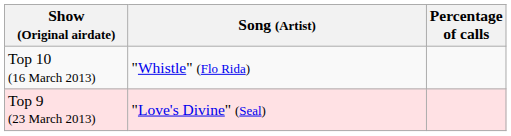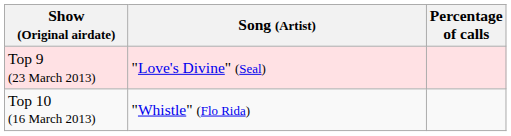rows swapped: (52, 67) <-> (52, 109)
